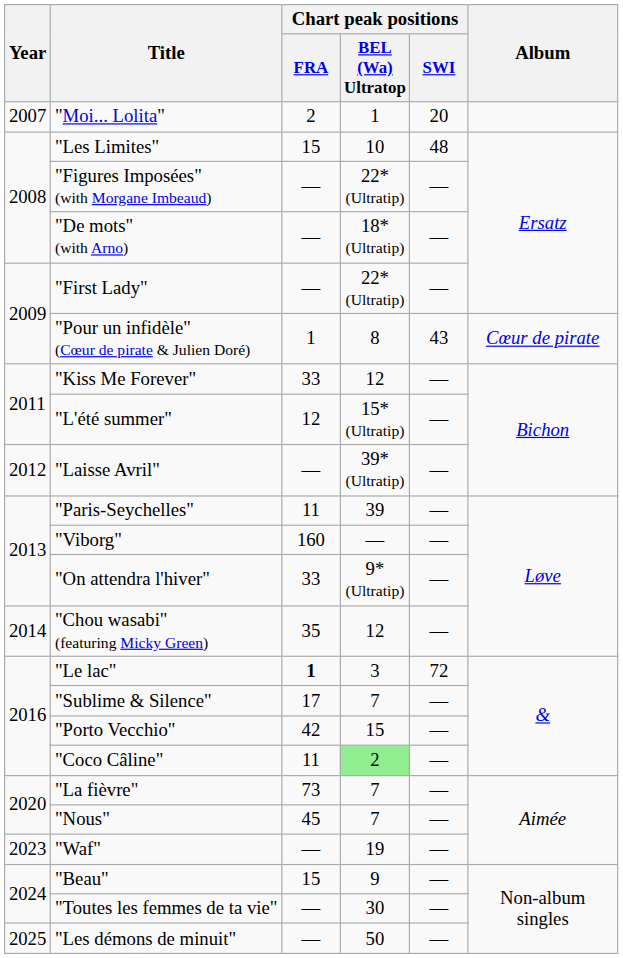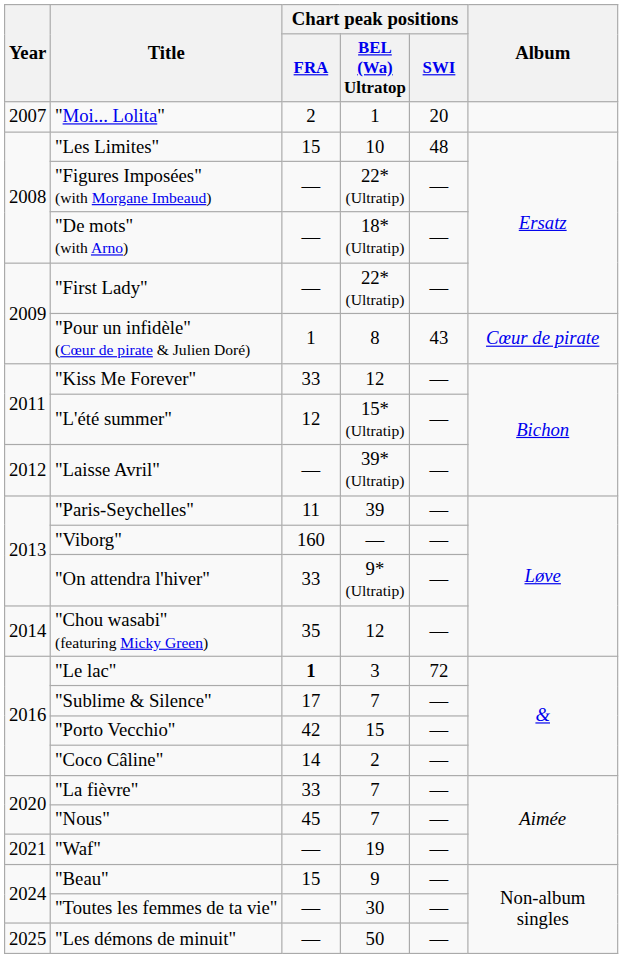(311, 760) 11 -> (311, 760) 14
(375, 760) lightgreen background -> (375, 760) no background
(311, 789) 73 -> (311, 789) 33
(28, 849) 2023 -> (28, 849) 2021
